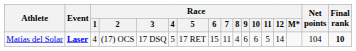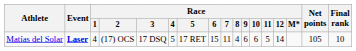(315, 39) 104 -> (315, 39) 105
(340, 39) bold -> (340, 39) normal
